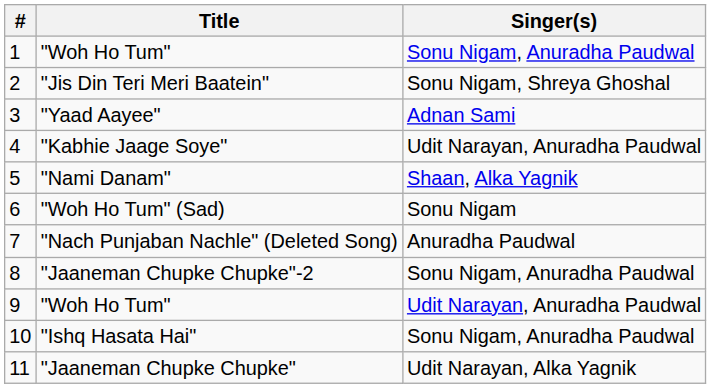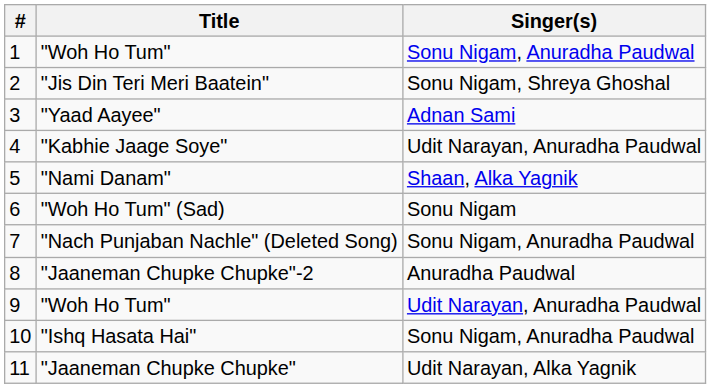(491, 241) Anuradha Paudwal -> (551, 241) Sonu Nigam, Anuradha Paudwal
(551, 273) Sonu Nigam, Anuradha Paudwal -> (491, 273) Anuradha Paudwal
